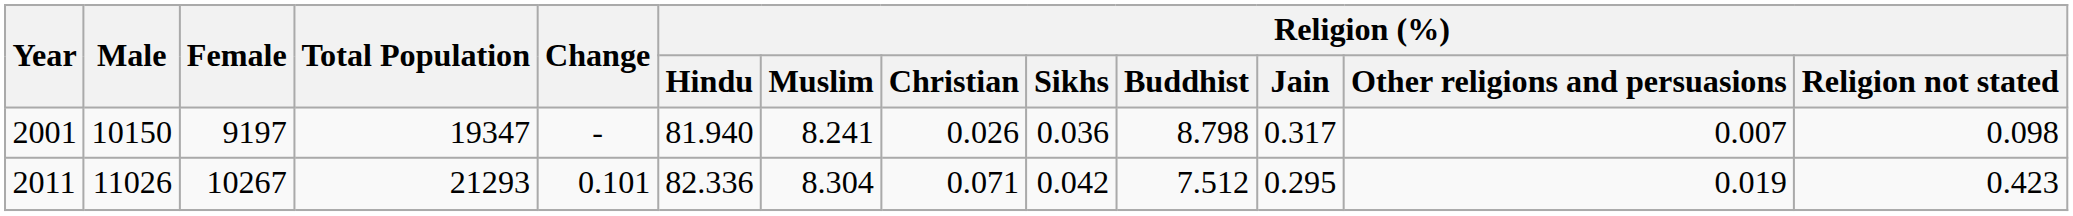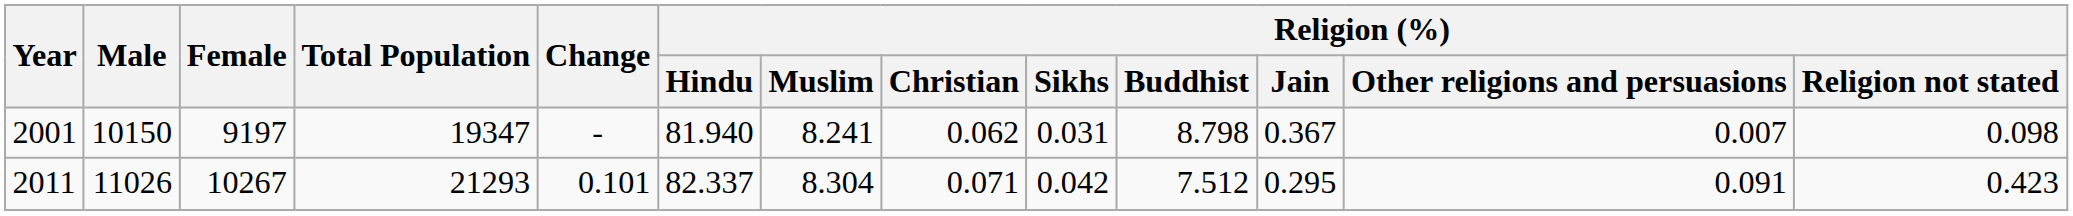(983, 132) 0.026 -> (983, 132) 0.062
(1073, 132) 0.036 -> (1073, 132) 0.031
(1300, 132) 0.317 -> (1300, 132) 0.367
(709, 183) 82.336 -> (709, 183) 82.337
(1751, 183) 0.019 -> (1751, 183) 0.091
